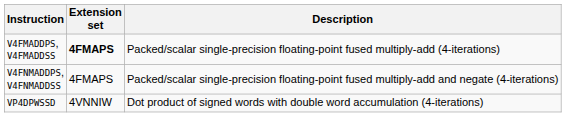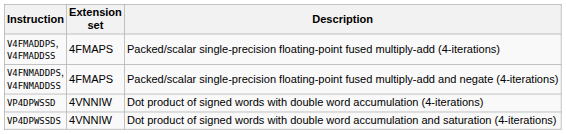(91, 49) bold -> (91, 49) normal
+ row: (34, 121)
